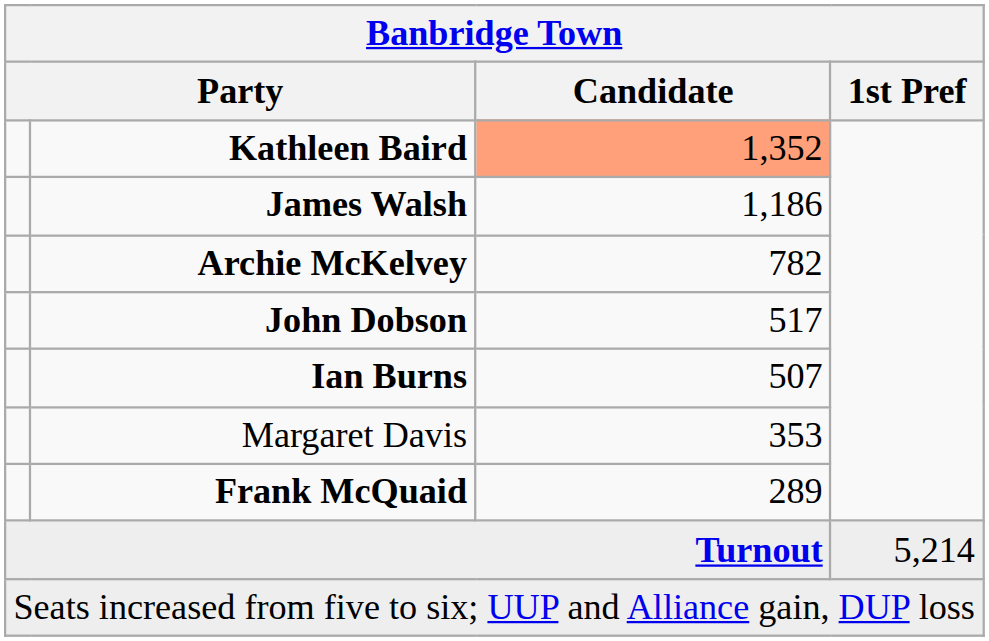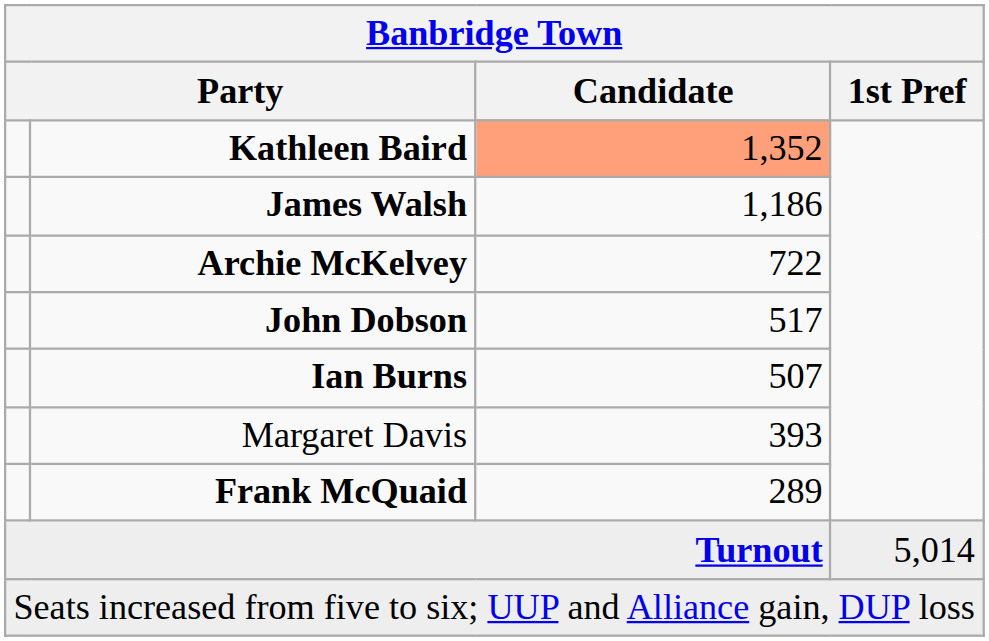(796, 262) 782 -> (796, 262) 722
(796, 434) 353 -> (796, 434) 393
(934, 549) 5,214 -> (934, 549) 5,014
